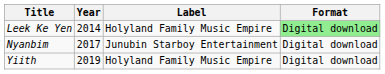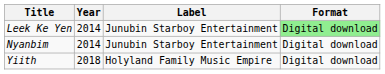(189, 29) Holyland Family Music Empire -> (192, 29) Junubin Starboy Entertainment
(89, 45) 2017 -> (89, 45) 2014
(89, 61) 2019 -> (89, 61) 2018
